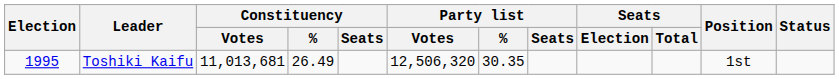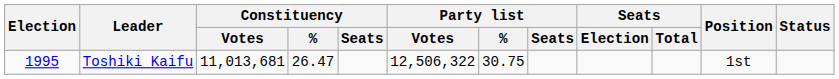(313, 62) 26.49 -> (313, 62) 26.47
(433, 62) 12,506,320 -> (433, 62) 12,506,322
(503, 62) 30.35 -> (503, 62) 30.75
